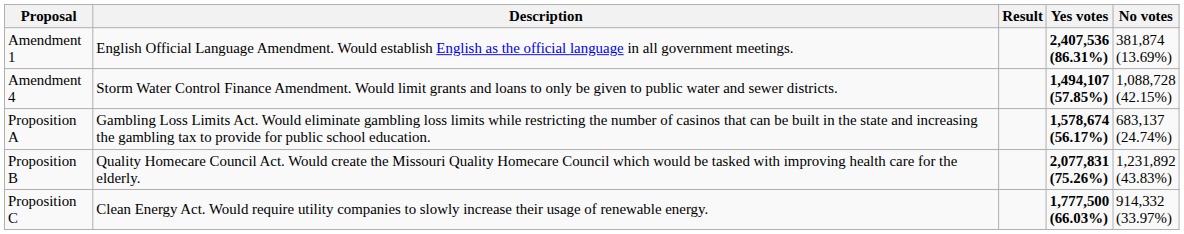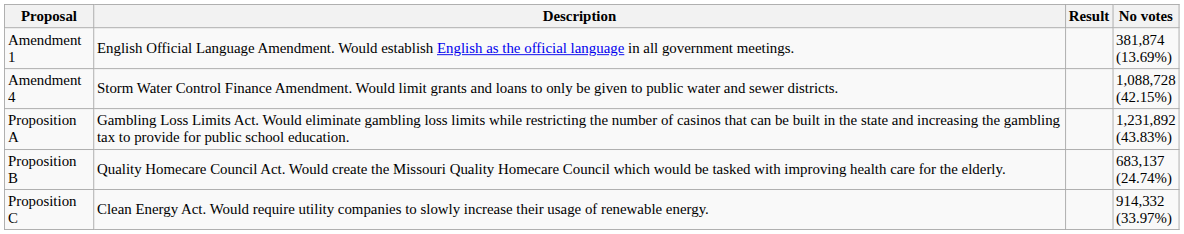- column: (1079, 16)
(1144, 128) 683,137 (24.74%) -> (1146, 128) 1,231,892 (43.83%)
(1146, 169) 1,231,892 (43.83%) -> (1144, 169) 683,137 (24.74%)
